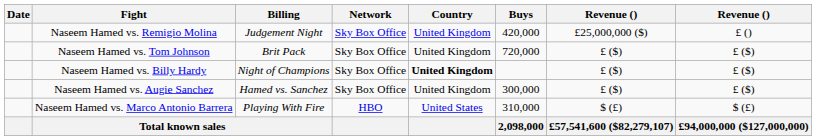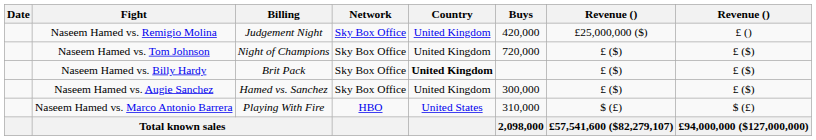(284, 51) Brit Pack -> (284, 51) Night of Champions
(284, 70) Night of Champions -> (284, 70) Brit Pack
